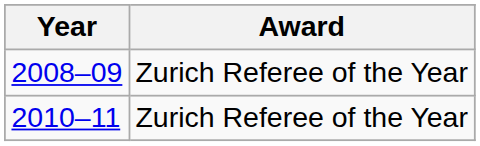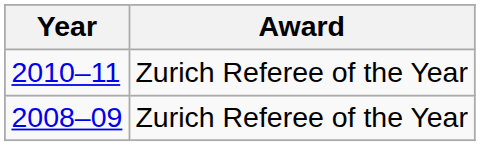rows swapped: (67, 72) <-> (66, 117)
